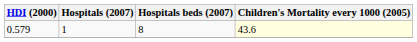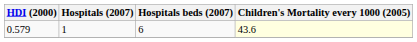(141, 29) 8 -> (141, 29) 6
